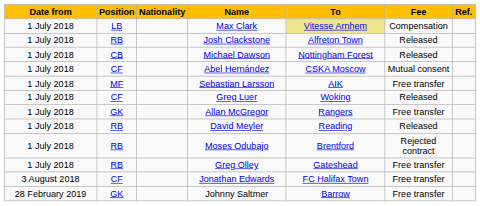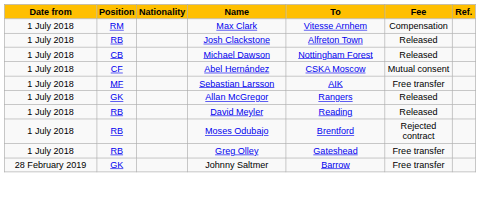(117, 26) LB -> (117, 26) RM
(336, 26) khaki background -> (336, 26) no background
- row: (237, 98)
(419, 112) Free transfer -> (419, 98) Released
- row: (237, 180)
